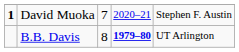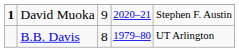(104, 15) 7 -> (104, 15) 9
(132, 36) bold -> (132, 36) normal
